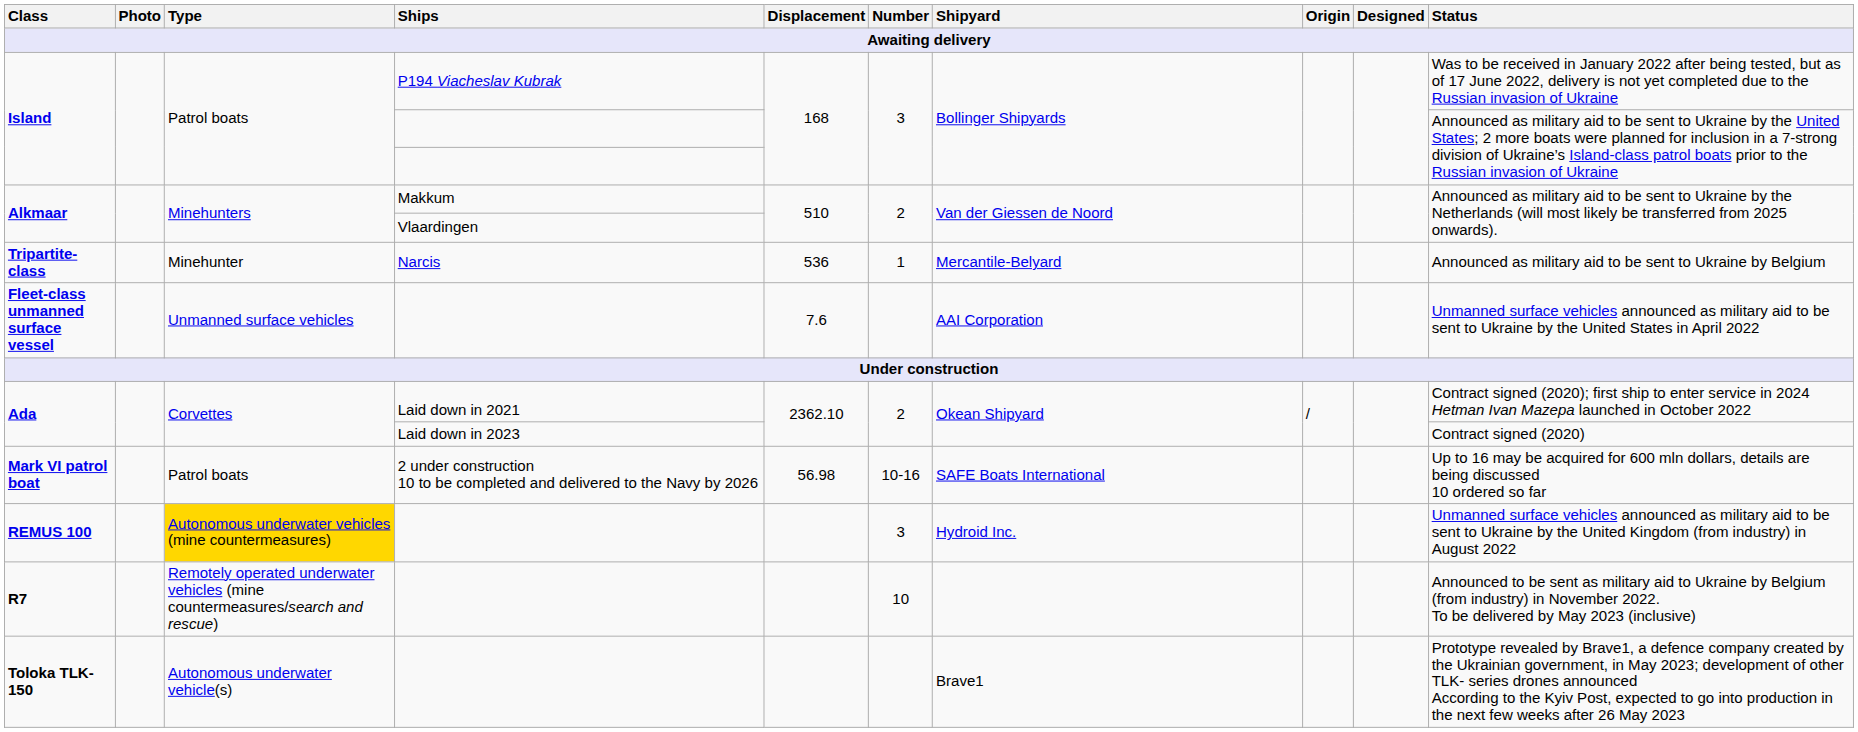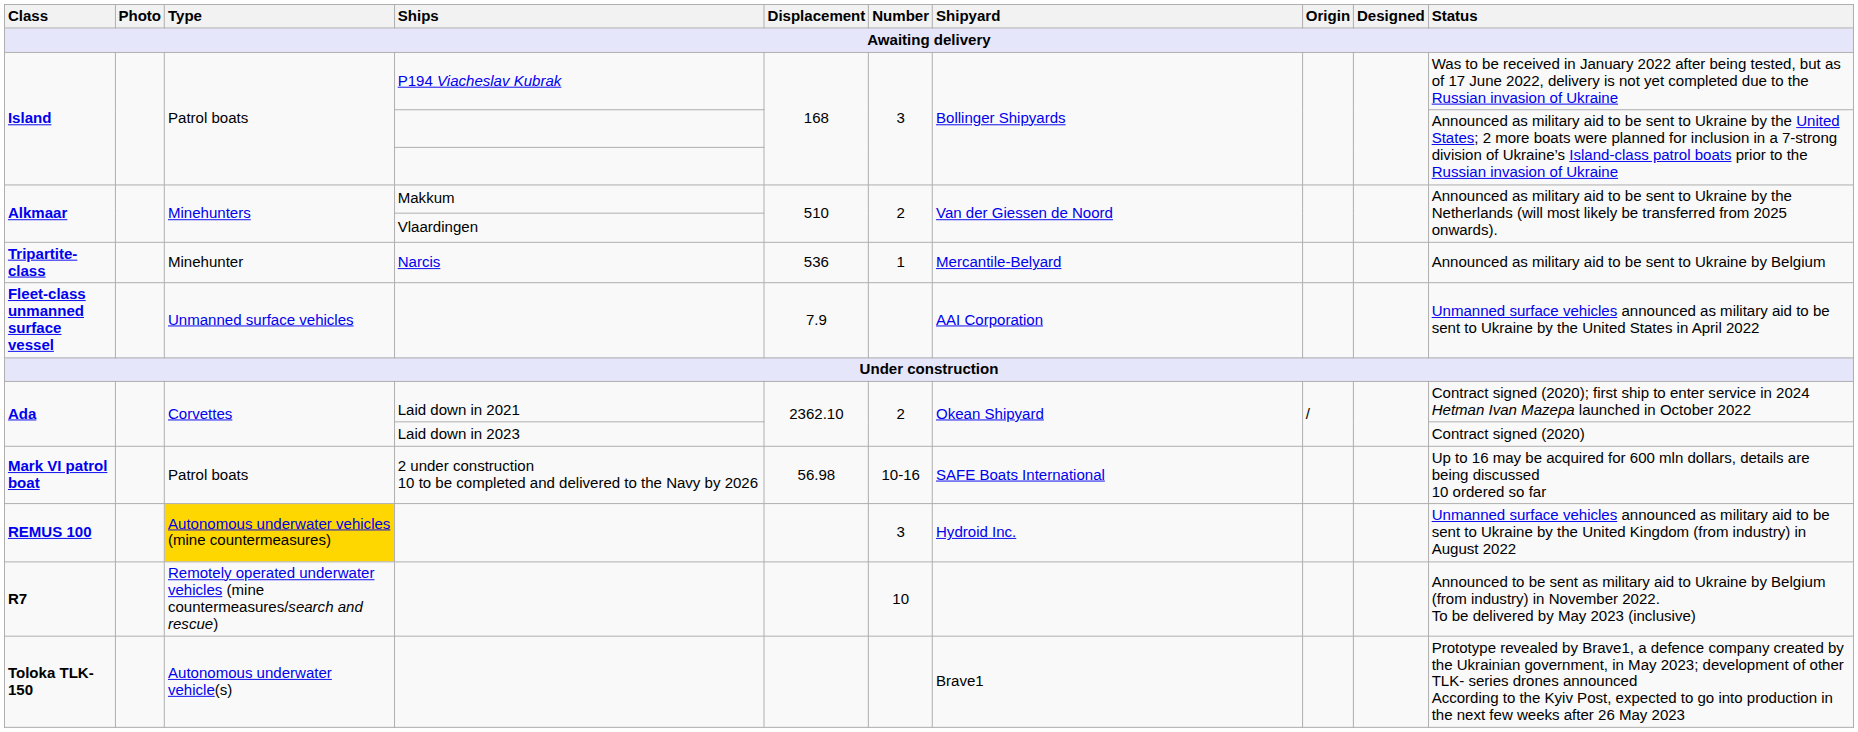(816, 320) 7.6 -> (816, 320) 7.9
